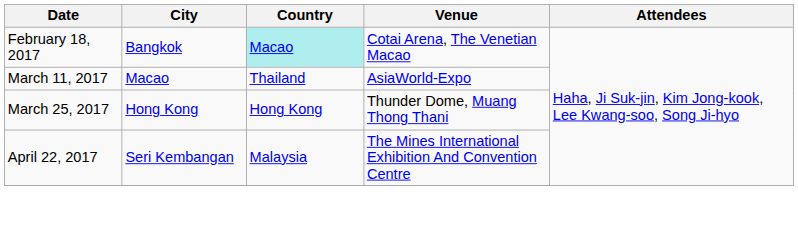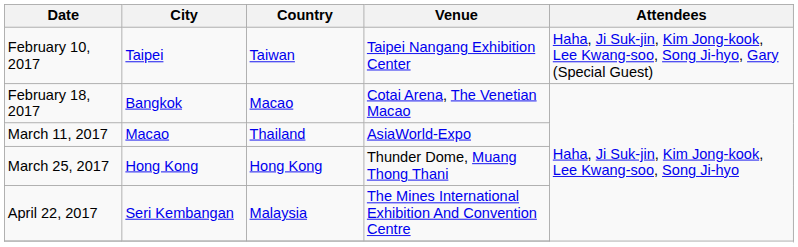+ row: (49, 55)
(271, 47) paleturquoise background -> (271, 103) no background
